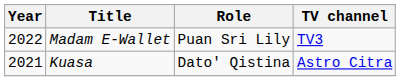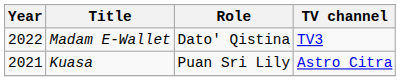(234, 40) Puan Sri Lily -> (234, 40) Dato' Qistina
(234, 63) Dato' Qistina -> (234, 63) Puan Sri Lily
